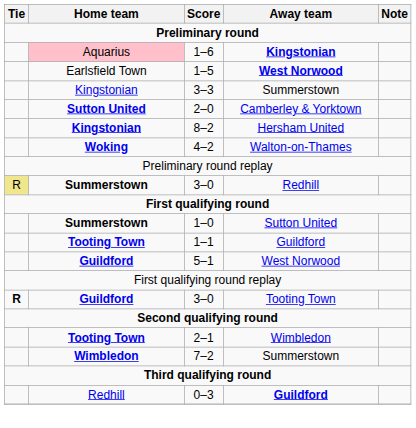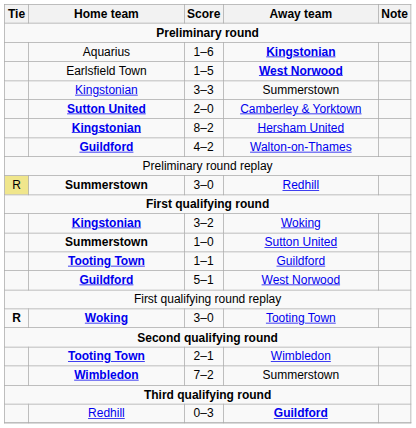(106, 52) pink background -> (106, 52) no background
(106, 147) Woking -> (106, 147) Guildford
+ row: (204, 223)
(106, 299) Guildford -> (106, 318) Woking
